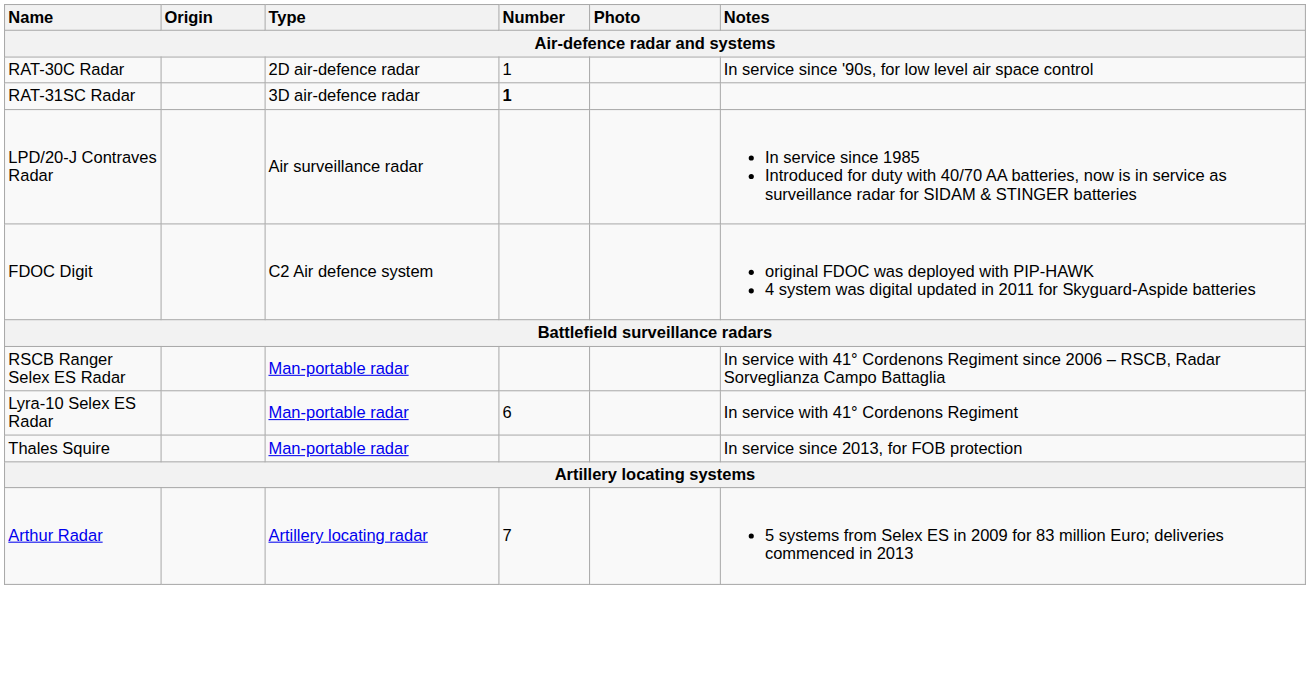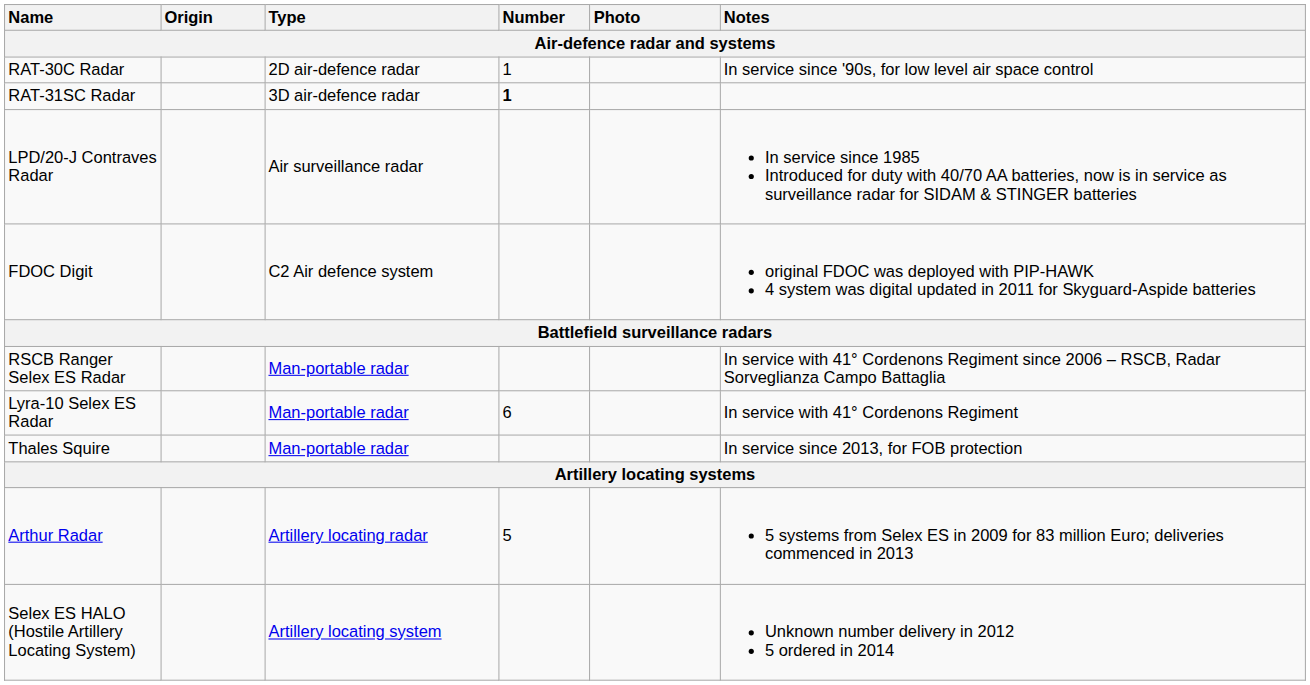(507, 535) 7 -> (507, 535) 5
+ row: (72, 631)
